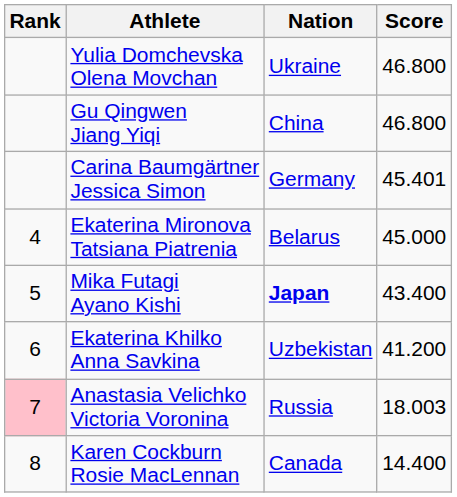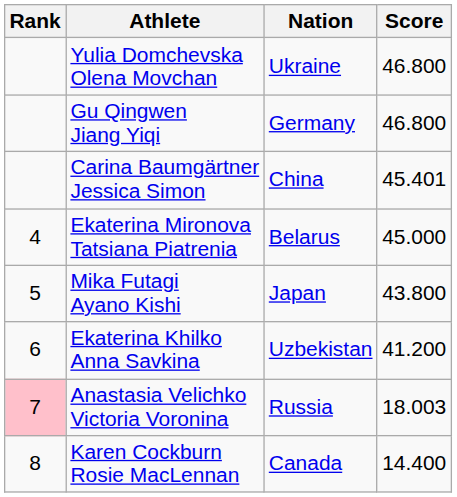(296, 122) China -> (312, 122) Germany
(312, 179) Germany -> (296, 179) China
(299, 293) bold -> (297, 293) normal
(414, 293) 43.400 -> (414, 293) 43.800
